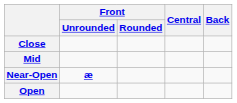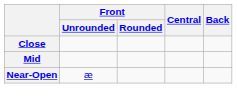(88, 75) bold -> (88, 75) normal
- row: (32, 91)
